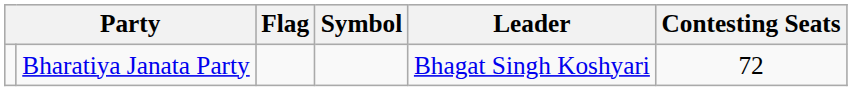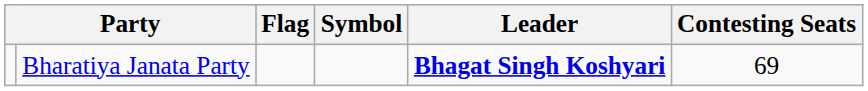(532, 64) normal -> (540, 64) bold
(751, 64) 72 -> (767, 64) 69
